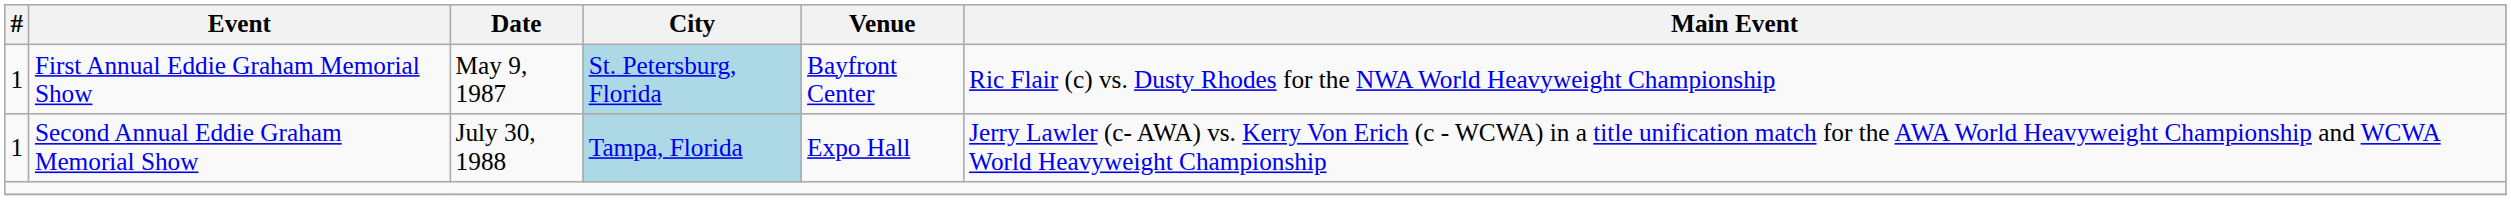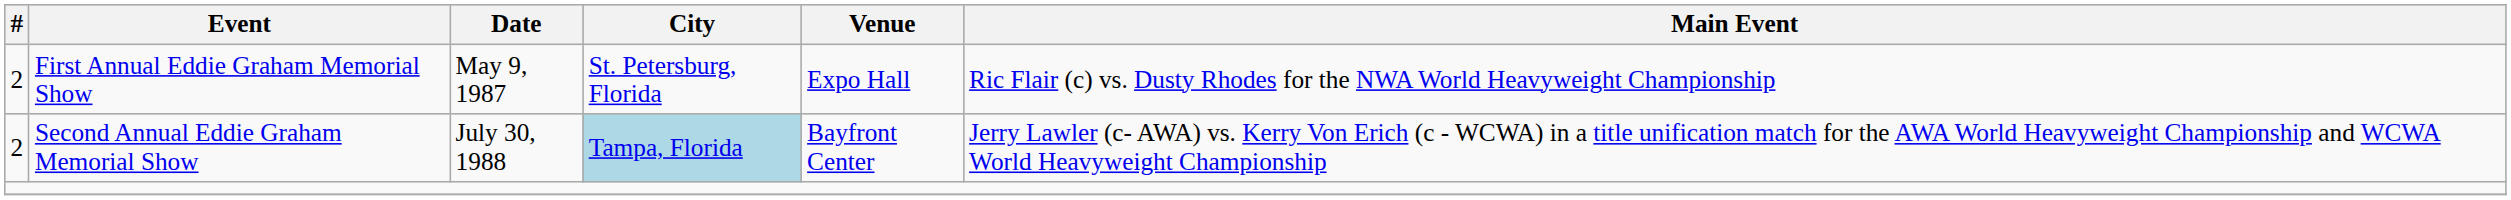(17, 78) 1 -> (17, 78) 2
(663, 78) lightblue background -> (663, 78) no background
(852, 78) Bayfront Center -> (859, 78) Expo Hall
(17, 147) 1 -> (17, 147) 2
(859, 147) Expo Hall -> (852, 147) Bayfront Center
